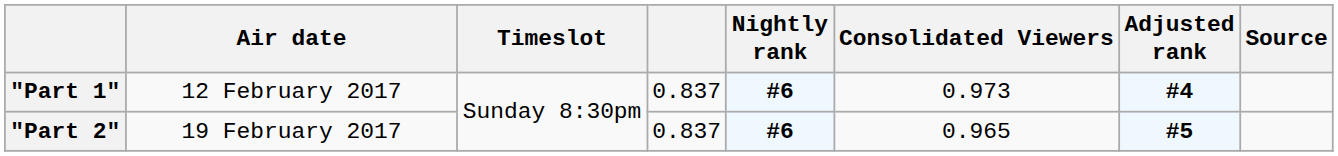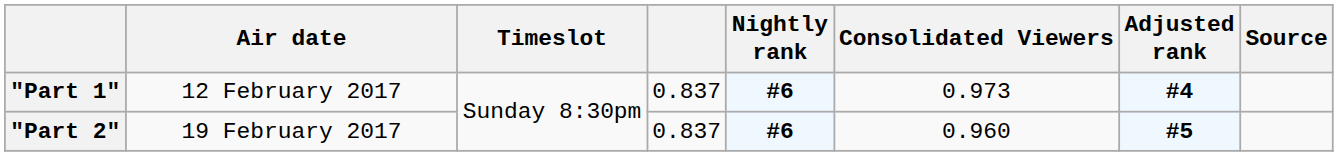(976, 131) 0.965 -> (976, 131) 0.960
